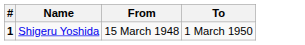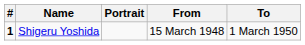+ column: (124, 13)
